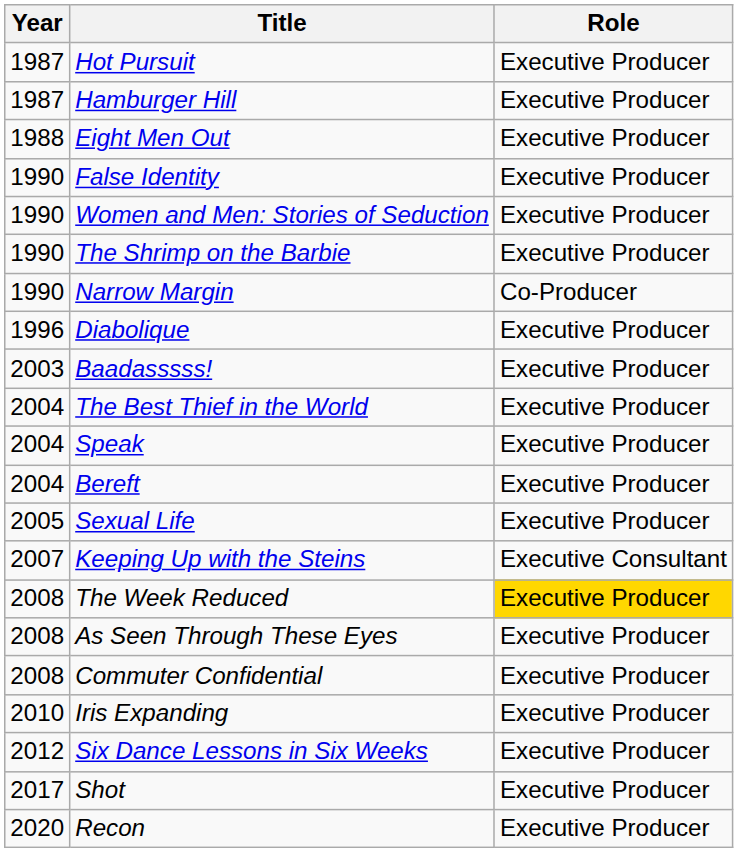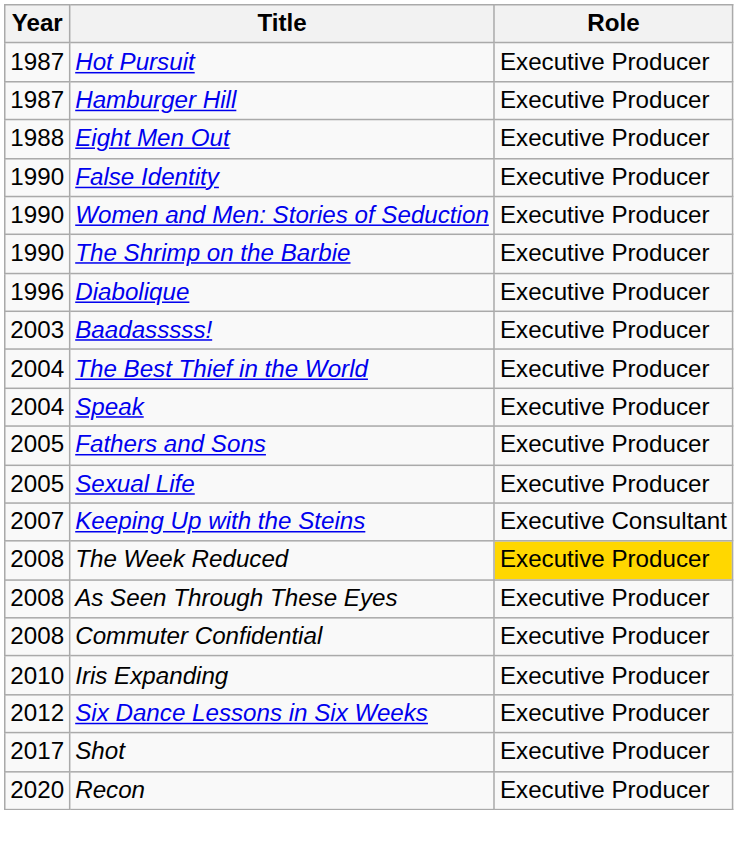- row: (154, 291)
- row: (107, 483)
+ row: (171, 445)
